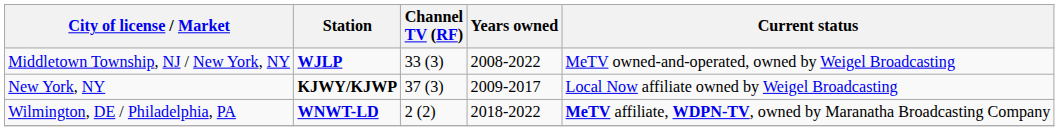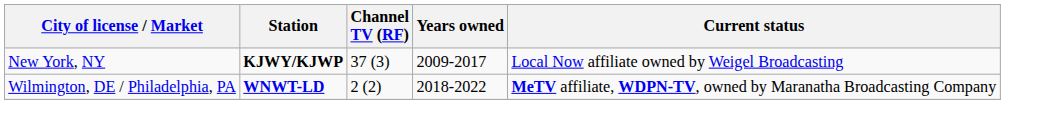- row: (149, 61)
